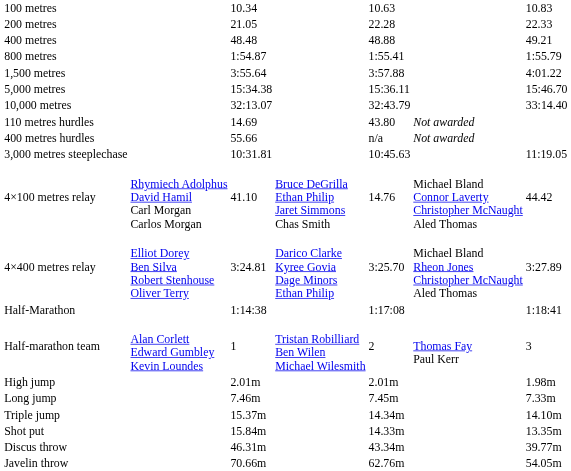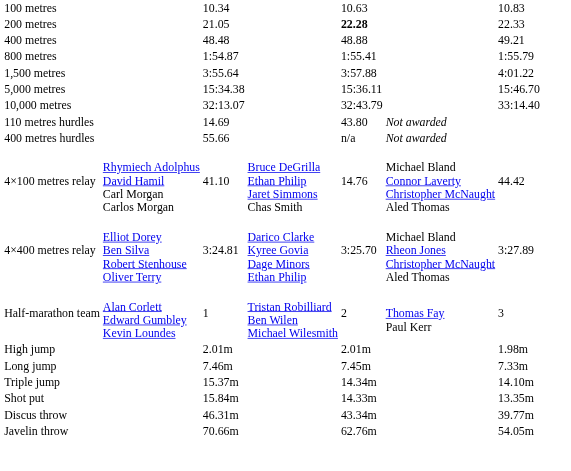(382, 24) normal -> (354, 24) bold
- row: (66, 154)
- row: (40, 309)
